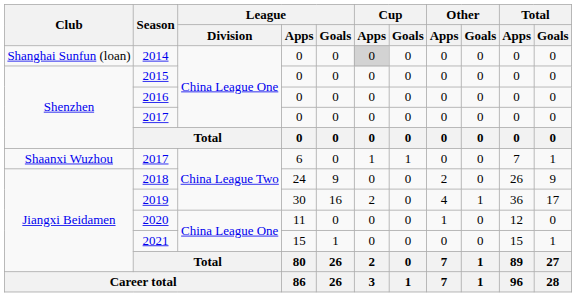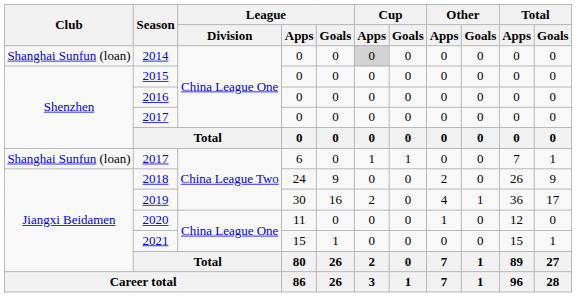(69, 158) Shaanxi Wuzhou -> (69, 158) Shanghai Sunfun (loan)
